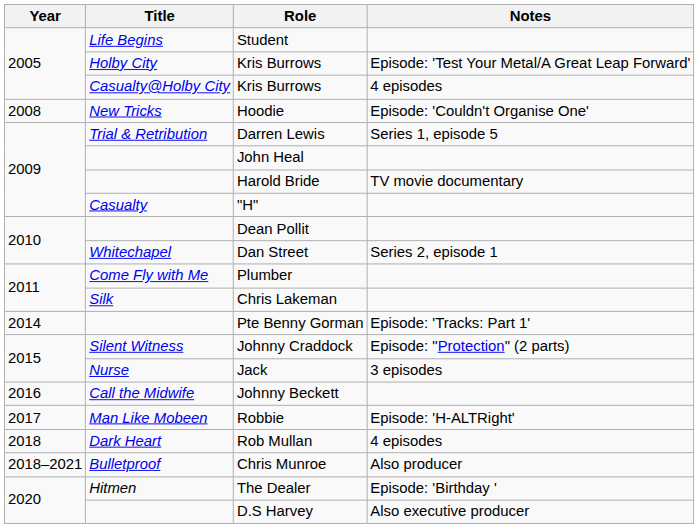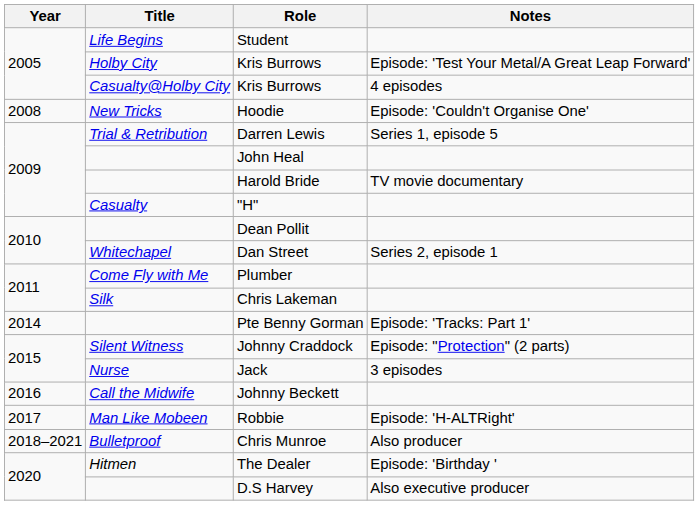- row: (125, 441)
